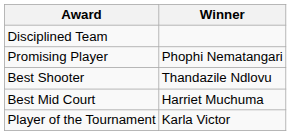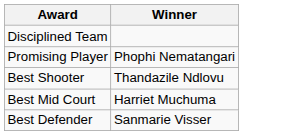+ row: (50, 120)
- row: (82, 120)
